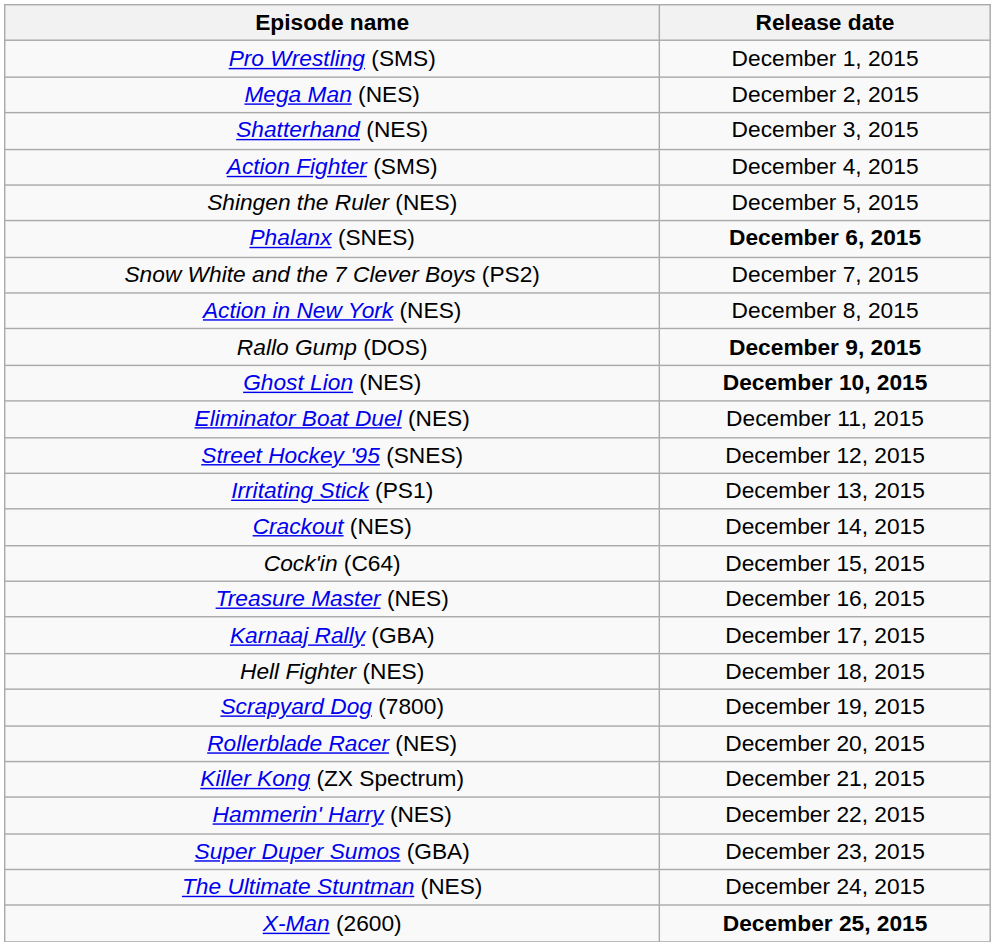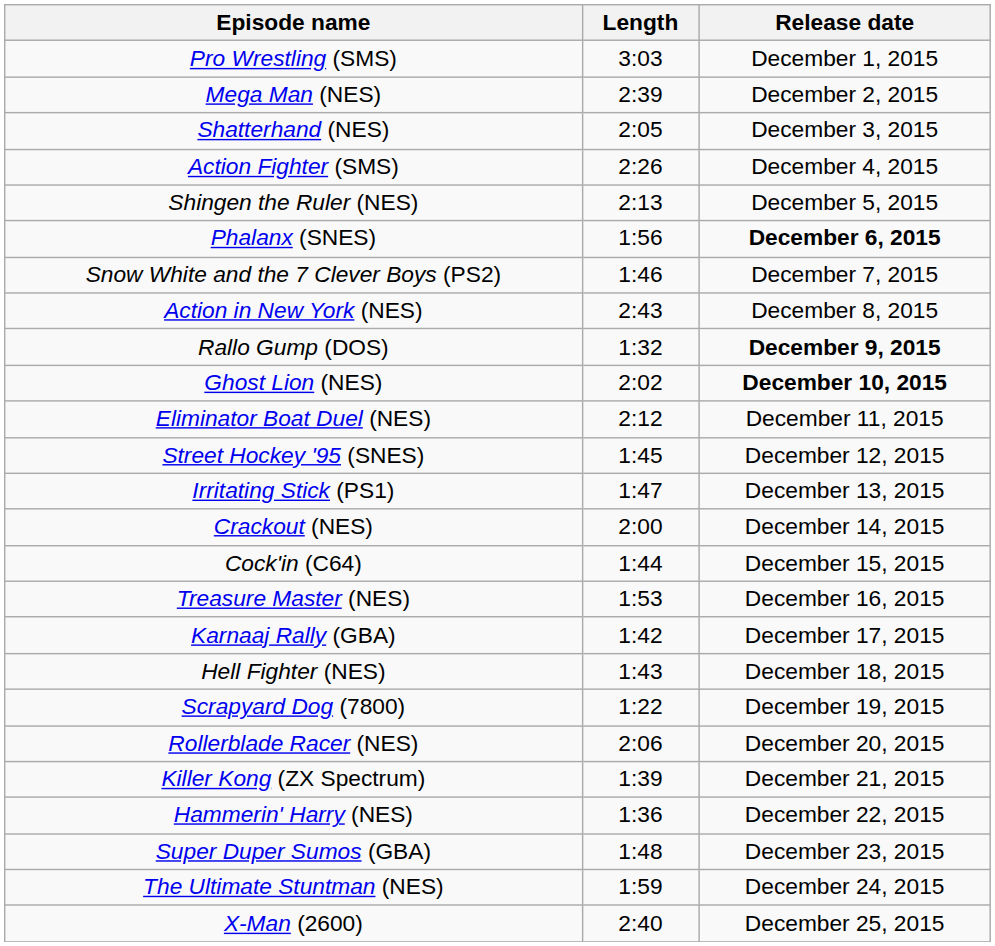+ column: (640, 22)
(825, 923) bold -> (845, 923) normal
